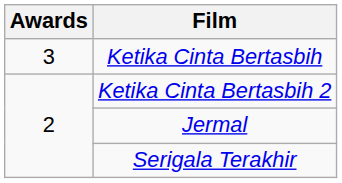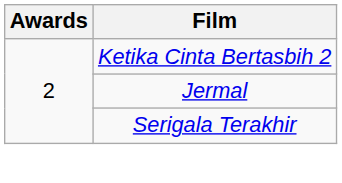- row: (215, 56)
